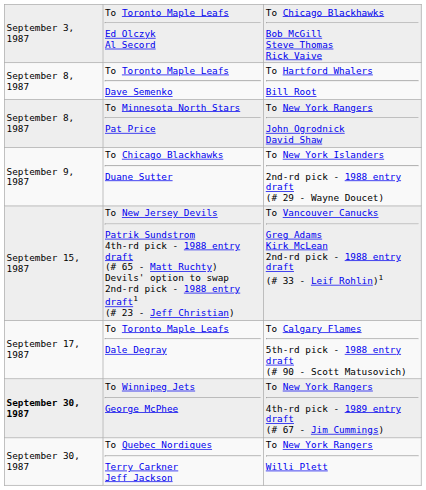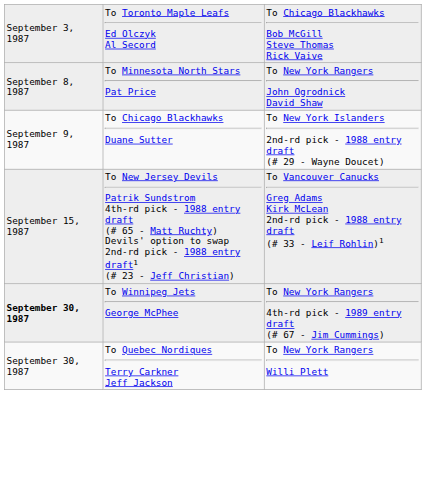- row: (183, 81)
- row: (183, 339)
